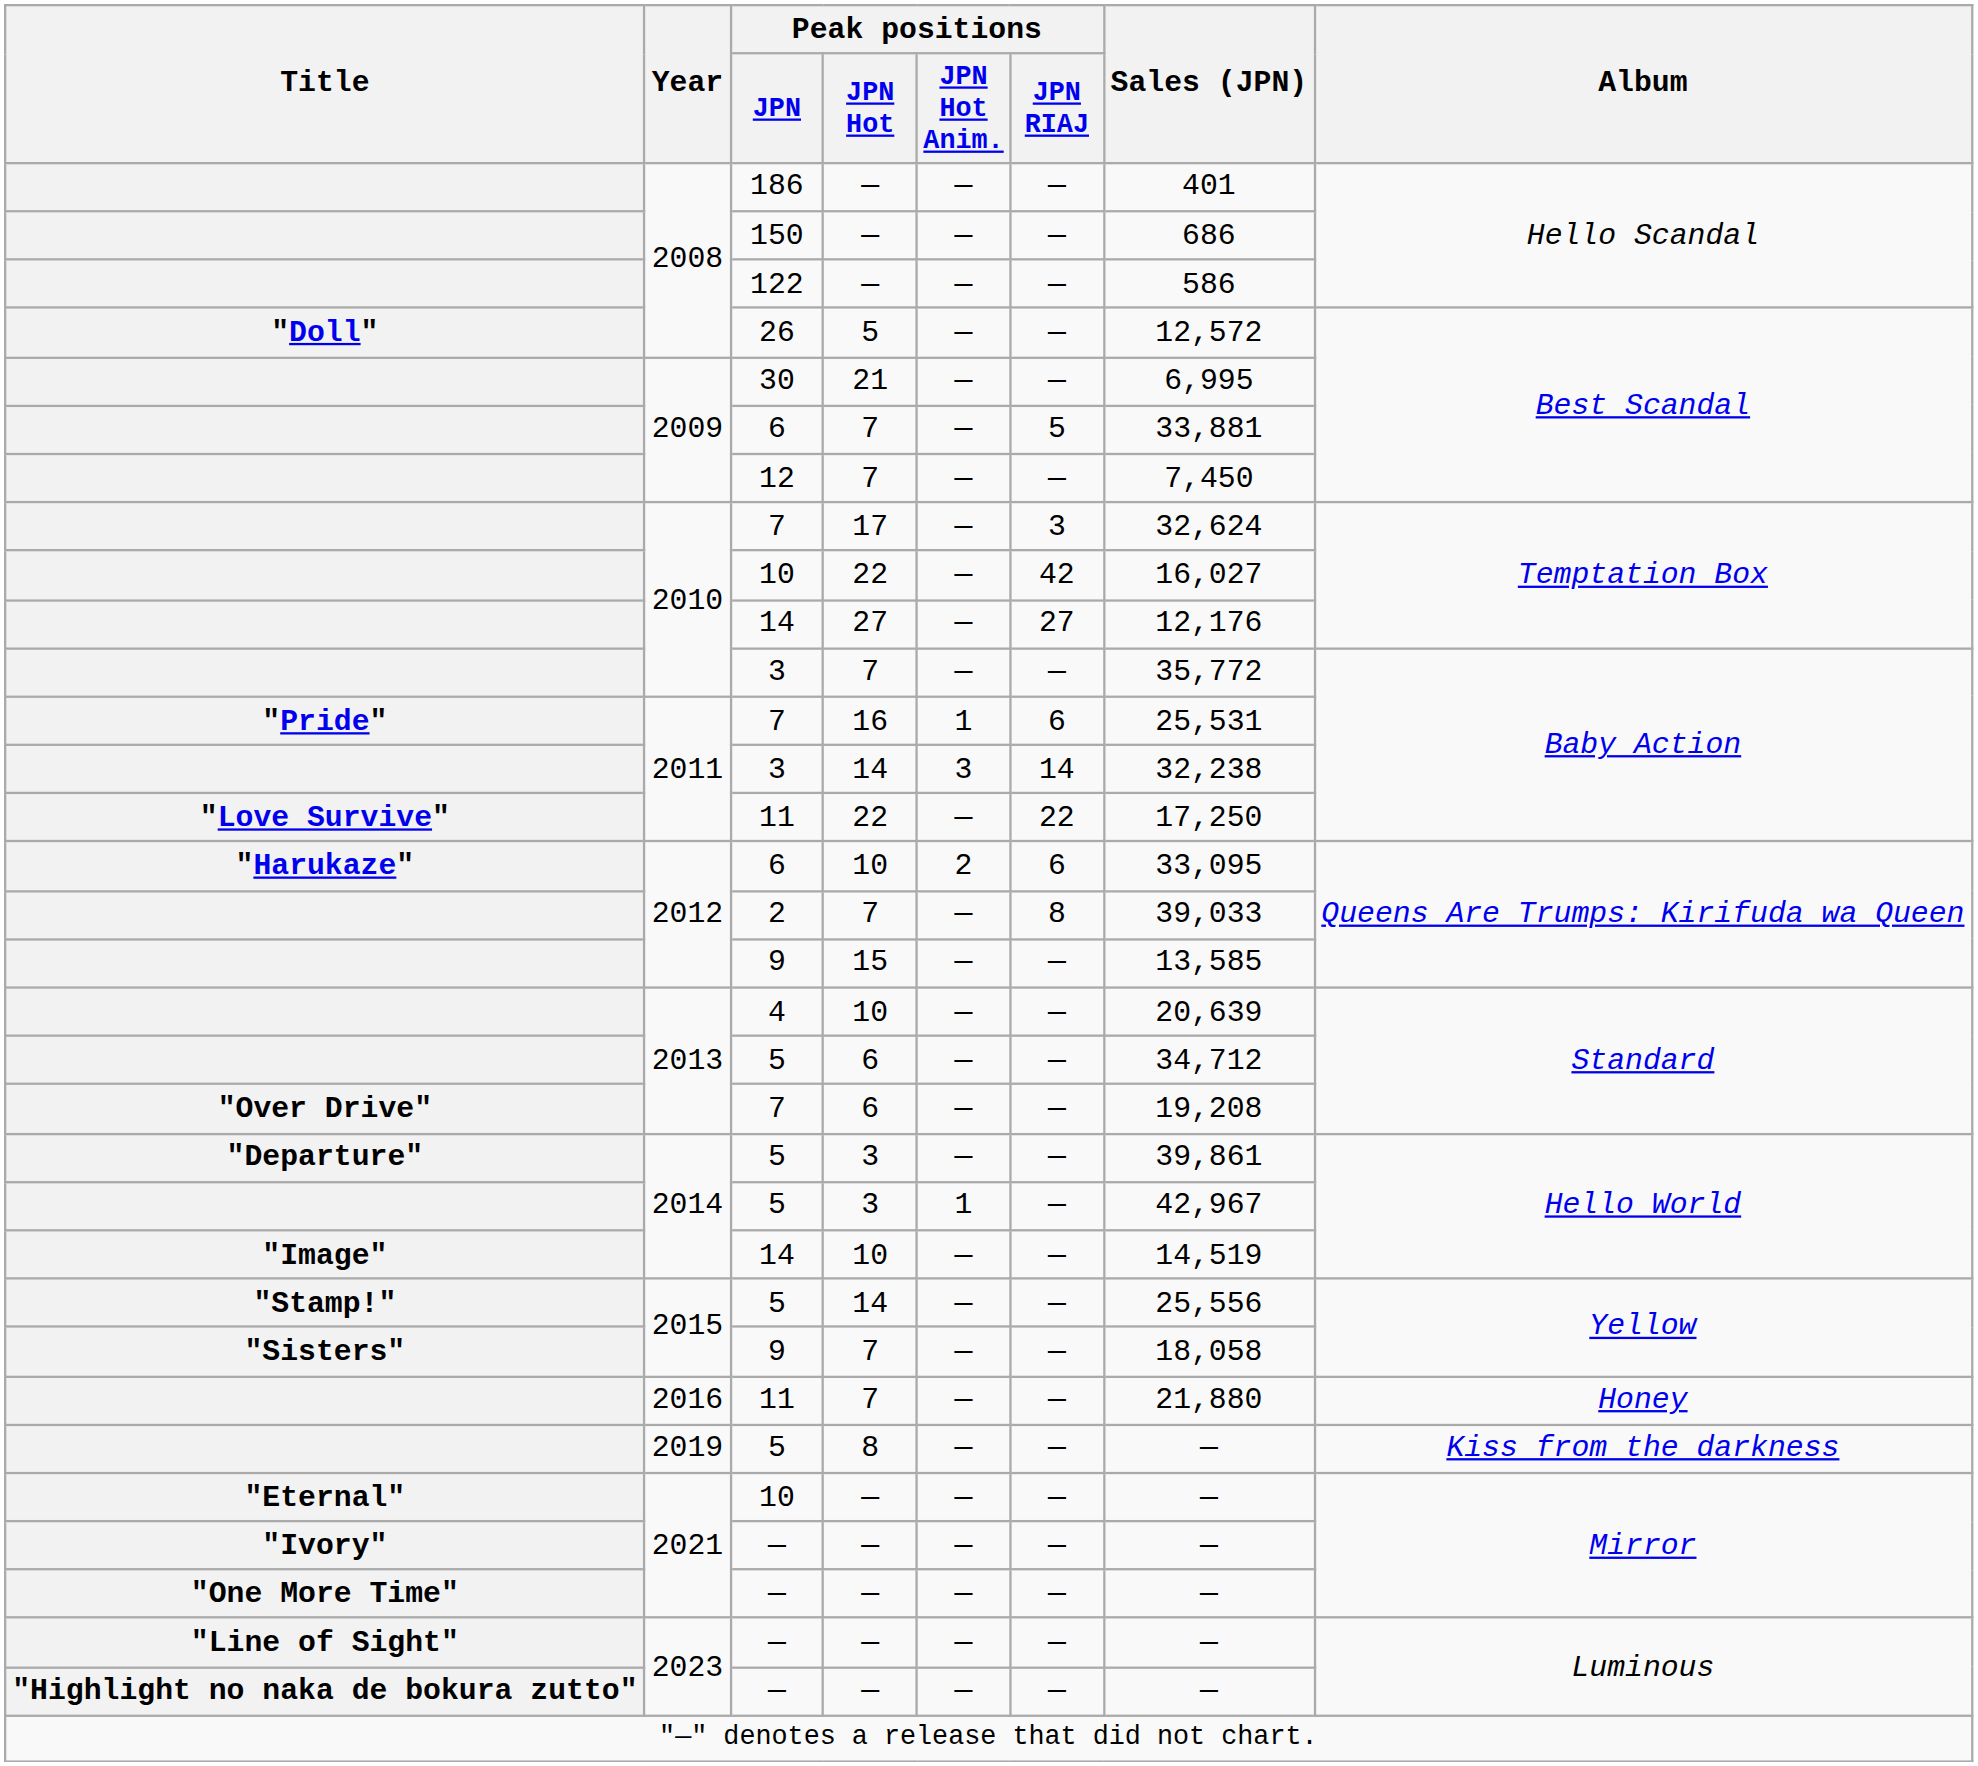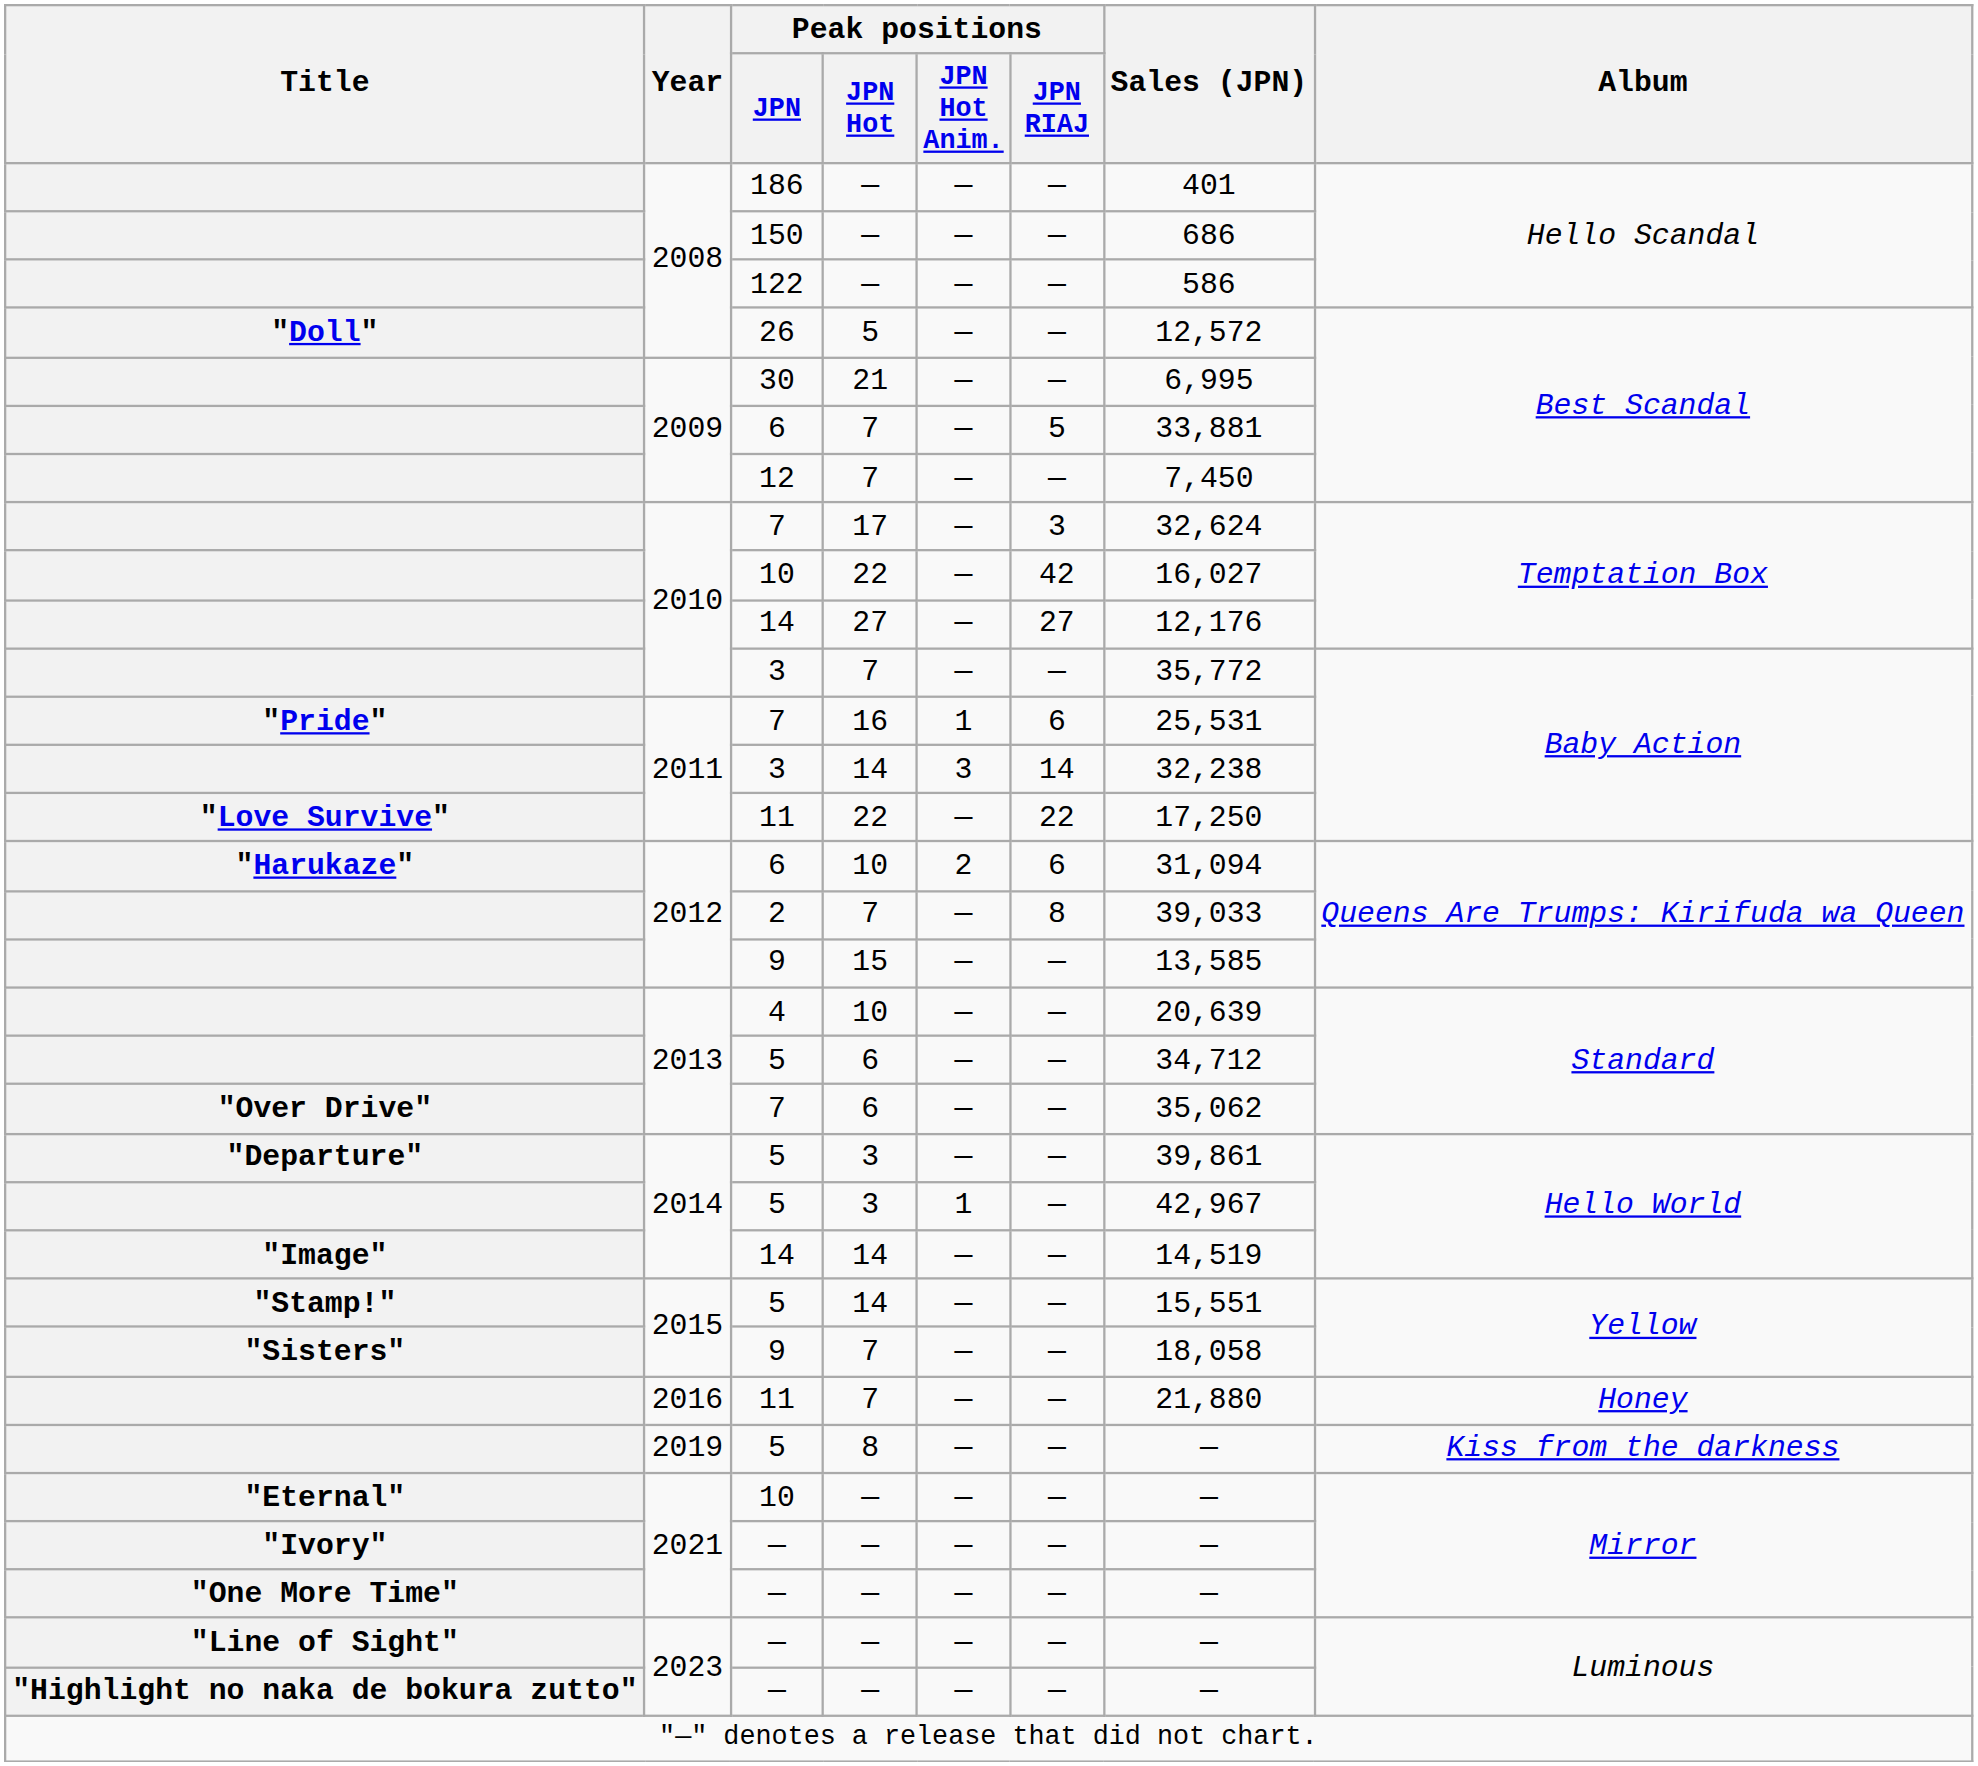(1209, 866) 33,095 -> (1209, 866) 31,094
(1209, 1109) 19,208 -> (1209, 1109) 35,062
(870, 1254) 10 -> (870, 1254) 14
(1209, 1303) 25,556 -> (1209, 1303) 15,551
